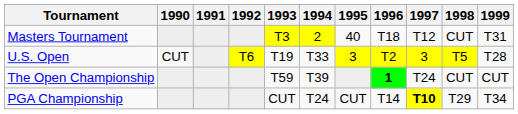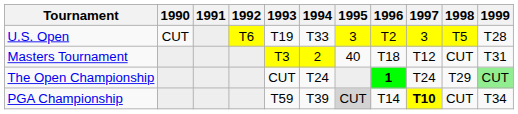rows swapped: (68, 36) <-> (38, 57)
(282, 78) T59 -> (282, 78) CUT
(317, 78) T39 -> (317, 78) T24
(460, 78) CUT -> (460, 78) T29
(495, 78) no background -> (495, 78) lightgreen background
(282, 99) CUT -> (282, 99) T59
(317, 99) T24 -> (317, 99) T39
(353, 99) no background -> (353, 99) lightgrey background
(460, 99) T29 -> (460, 99) CUT
